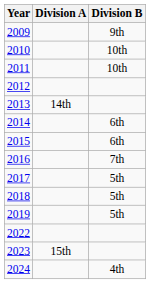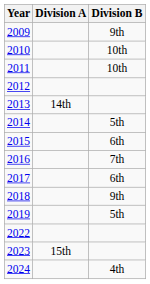(117, 123) 6th -> (117, 123) 5th
(117, 178) 5th -> (117, 178) 6th
(117, 196) 5th -> (117, 196) 9th
